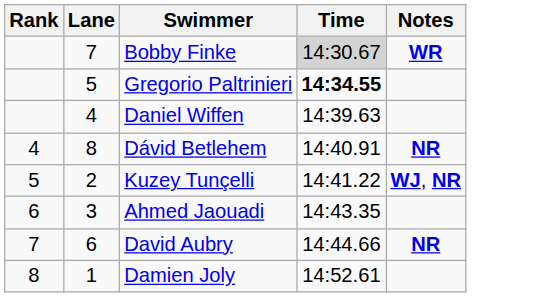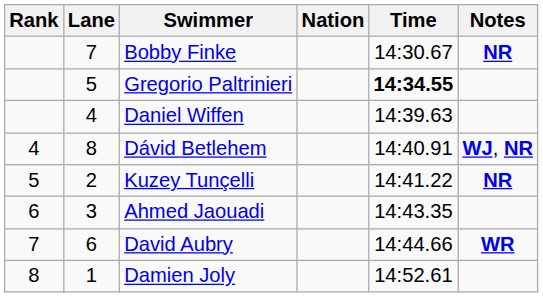+ column: (333, 20)
(341, 52) lightgrey background -> (413, 52) no background
(426, 52) WR -> (498, 52) NR
(426, 148) NR -> (498, 148) WJ, NR
(426, 180) WJ, NR -> (498, 180) NR
(426, 244) NR -> (498, 244) WR
